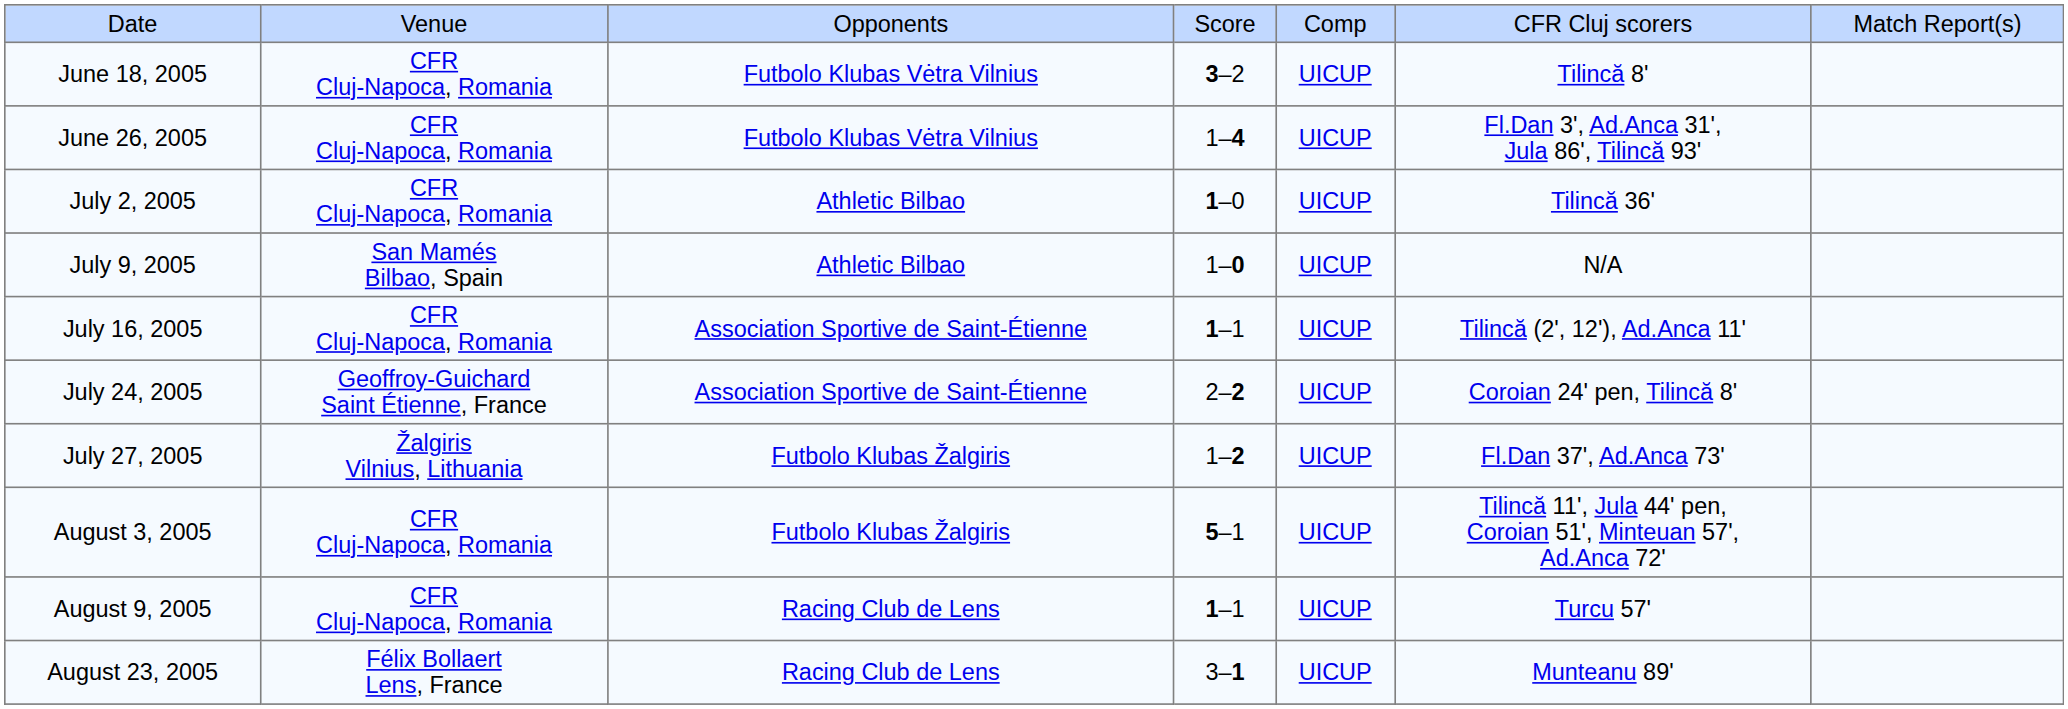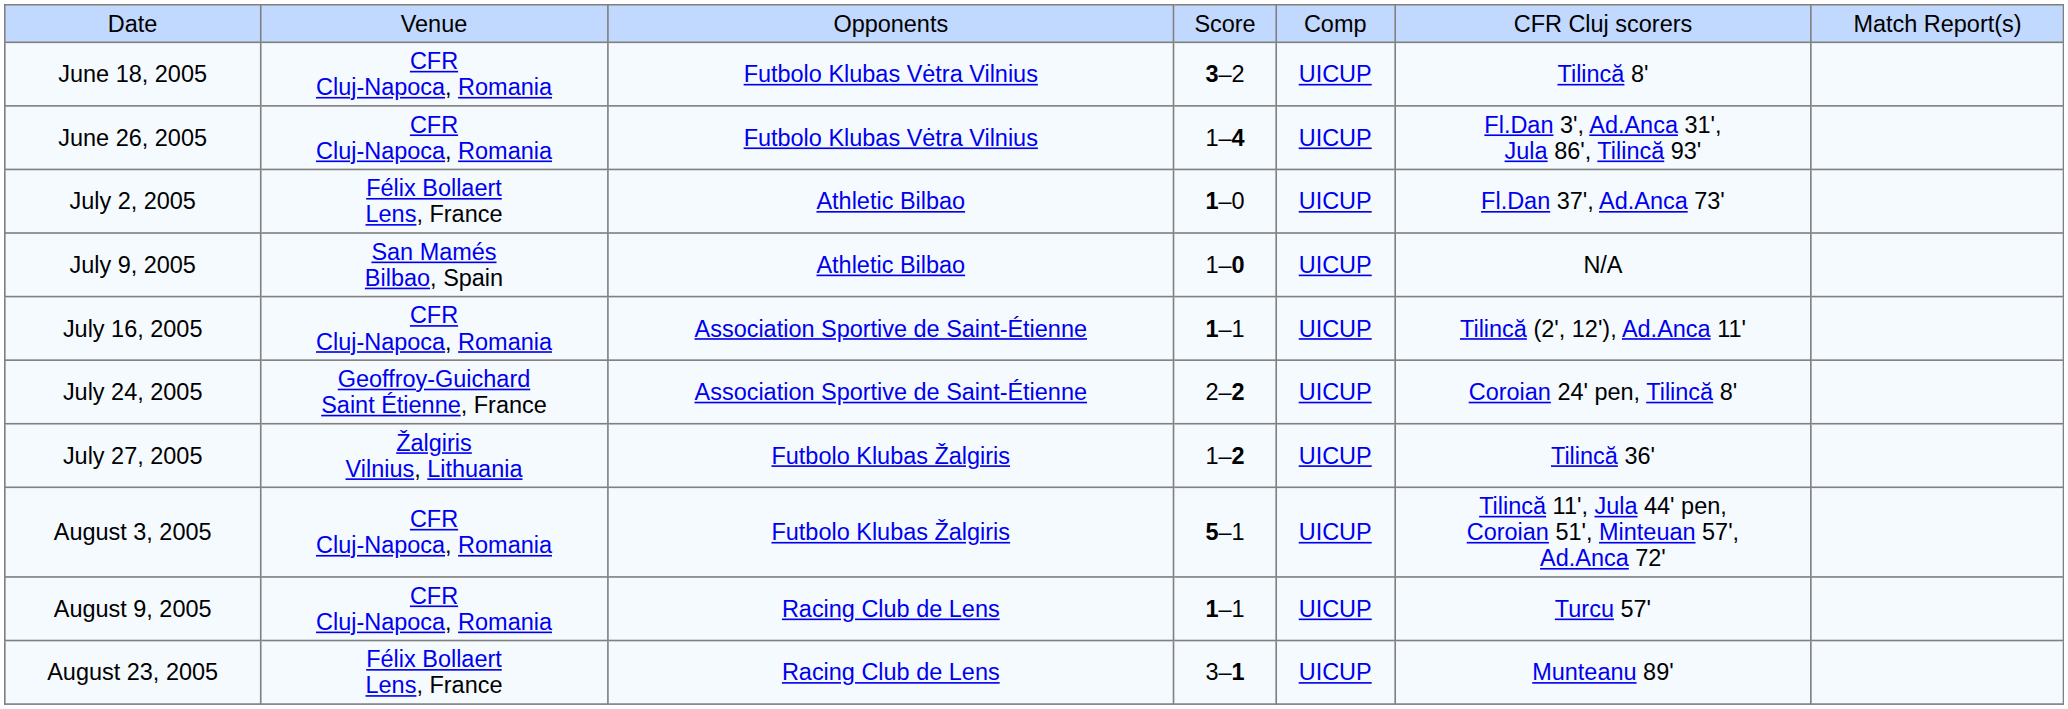(434, 201) CFR Cluj-Napoca, Romania -> (434, 201) Félix Bollaert Lens, France
(1603, 201) Tilincă 36' -> (1603, 201) Fl.Dan 37', Ad.Anca 73'
(1603, 456) Fl.Dan 37', Ad.Anca 73' -> (1603, 456) Tilincă 36'
